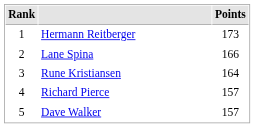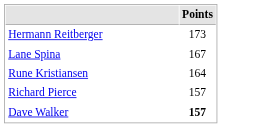- column: (22, 14)
(230, 54) 166 -> (197, 54) 167
(230, 112) normal -> (197, 112) bold
